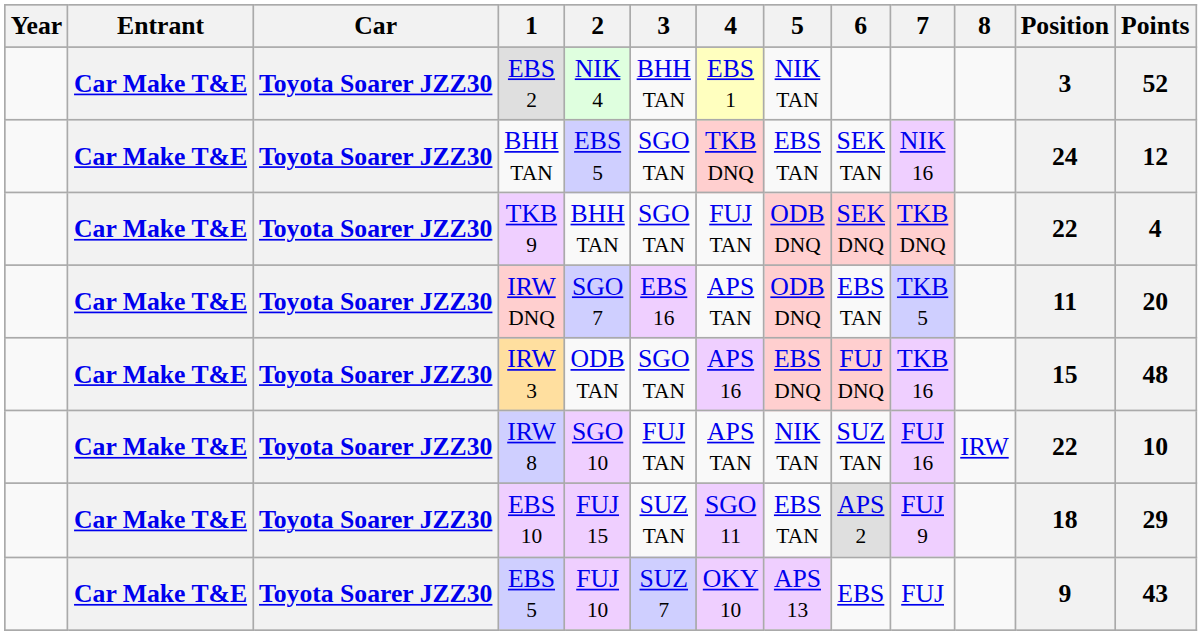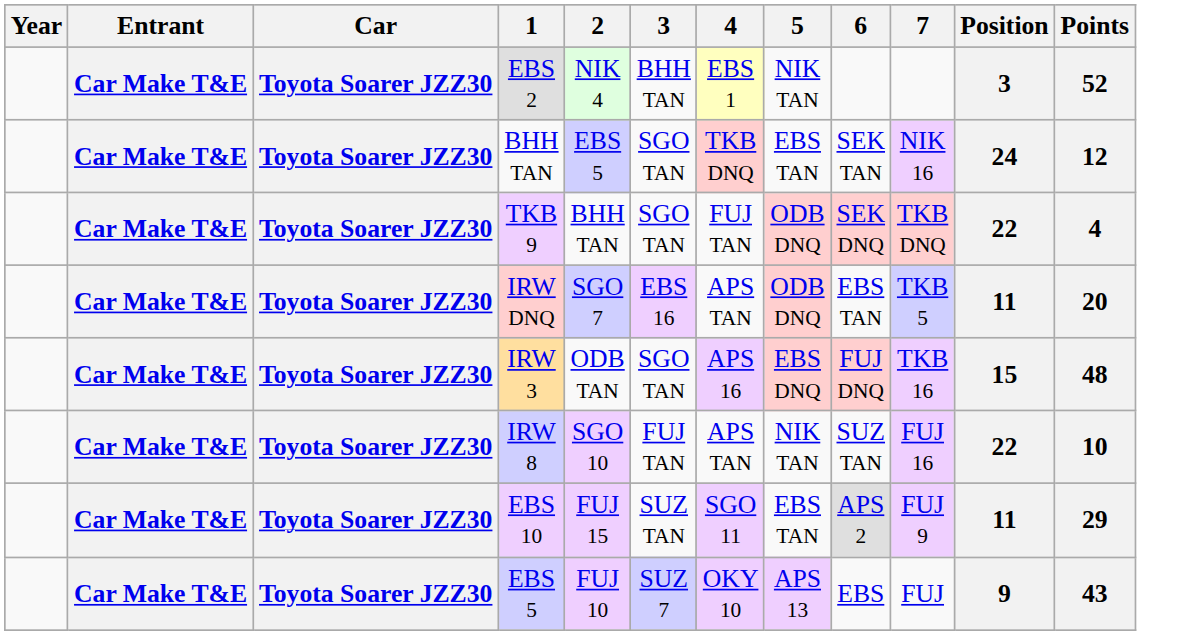- column: (984, 25)
(1065, 520) 18 -> (1004, 520) 11
